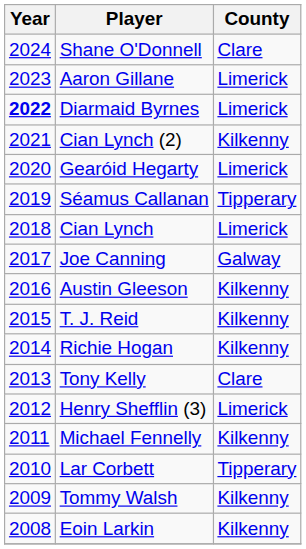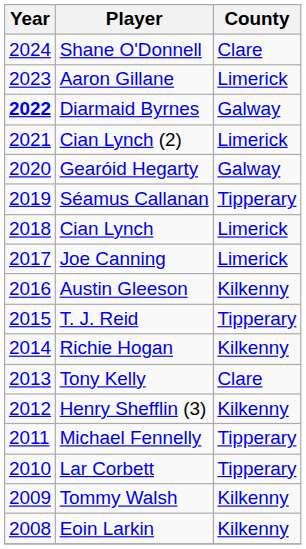(253, 109) Limerick -> (249, 109) Galway
(253, 139) Kilkenny -> (253, 139) Limerick
(253, 169) Limerick -> (249, 169) Galway
(249, 259) Galway -> (253, 259) Limerick
(253, 318) Kilkenny -> (257, 318) Tipperary
(253, 408) Limerick -> (253, 408) Kilkenny
(253, 438) Kilkenny -> (257, 438) Tipperary
